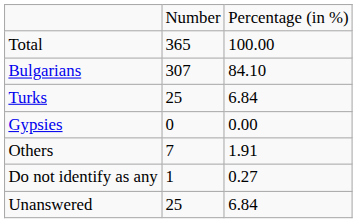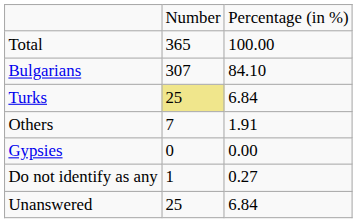(174, 97) no background -> (174, 97) khaki background
rows swapped: (35, 124) <-> (31, 151)
